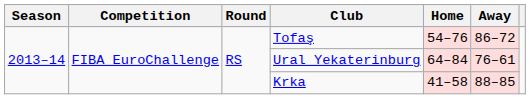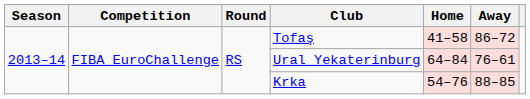(447, 38) 54–76 -> (447, 38) 41–58
(447, 82) 41–58 -> (447, 82) 54–76
